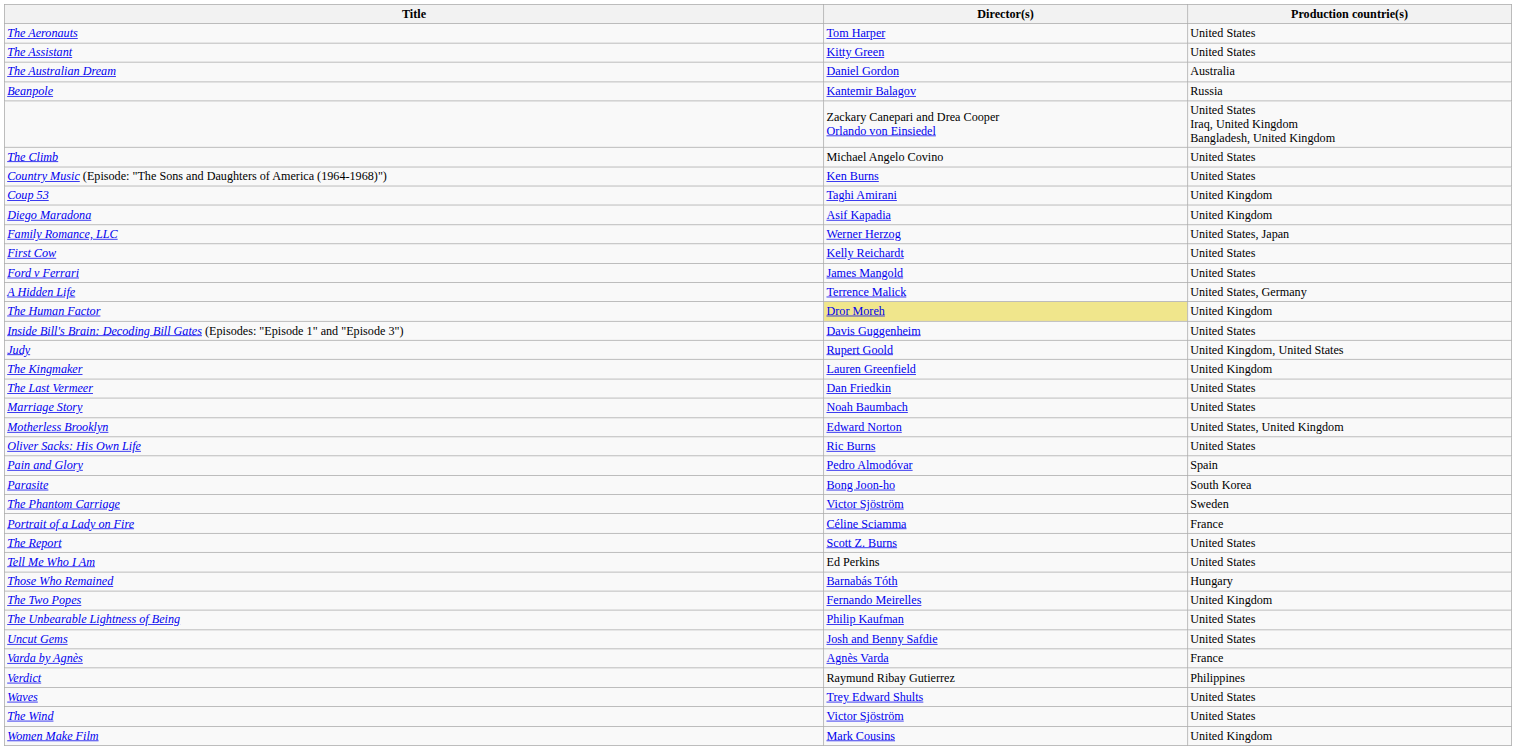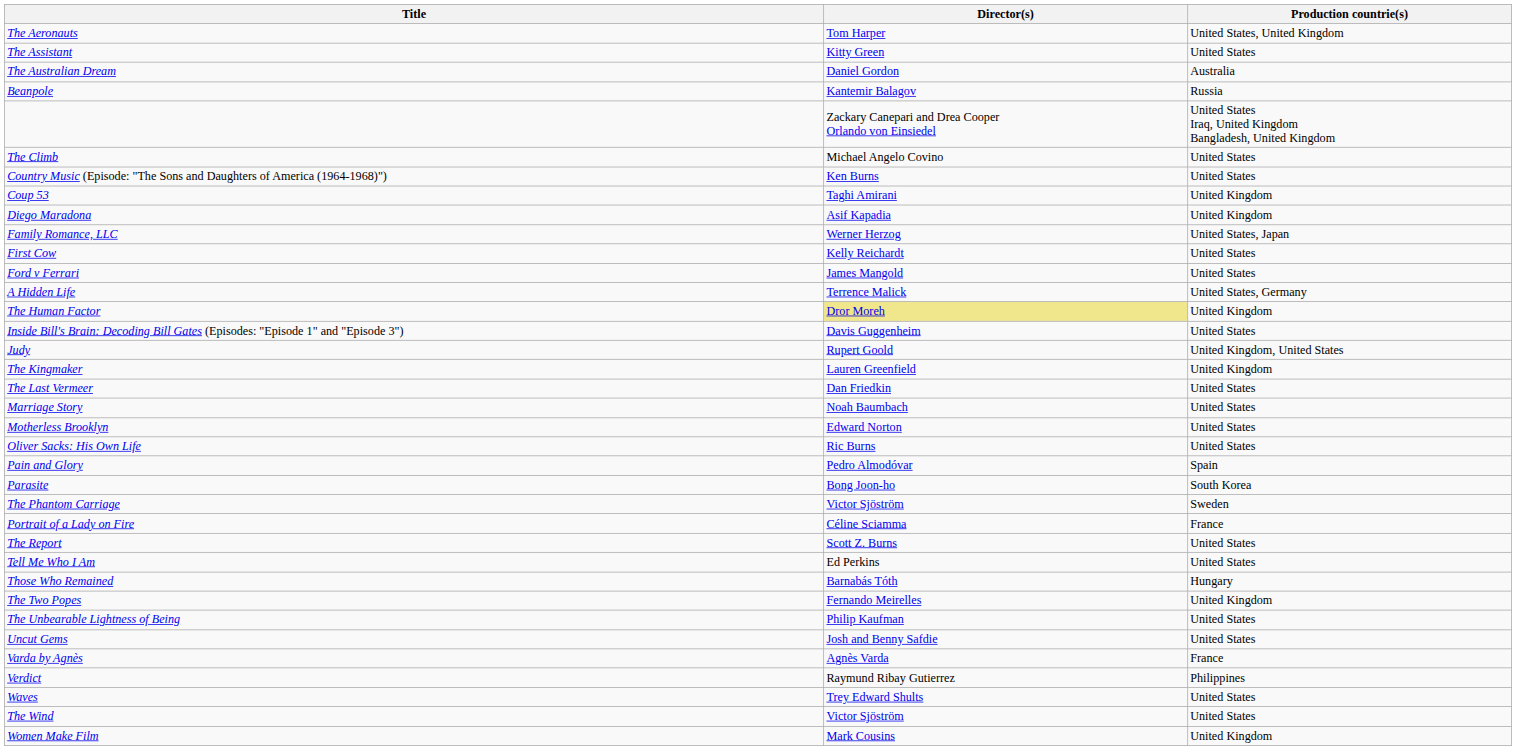(1223, 33) United States -> (1267, 33) United States, United Kingdom
(1267, 427) United States, United Kingdom -> (1223, 427) United States
